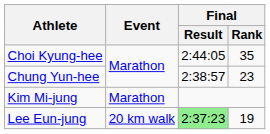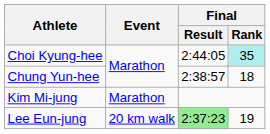(247, 56) no background -> (247, 56) paleturquoise background
(247, 77) 23 -> (247, 77) 18
